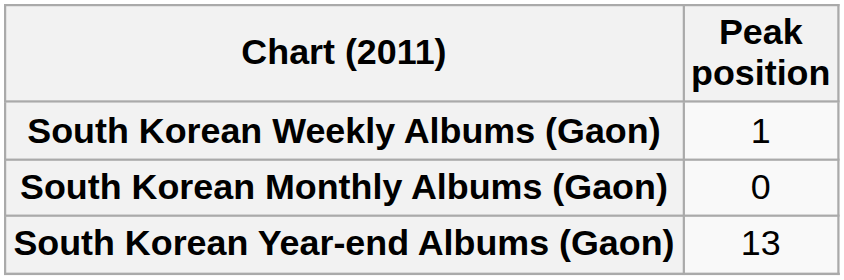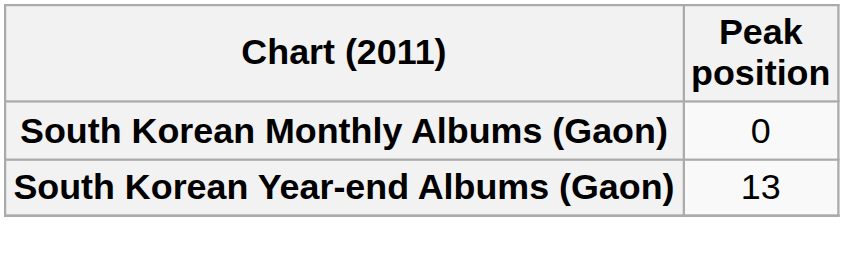- row: (344, 130)
